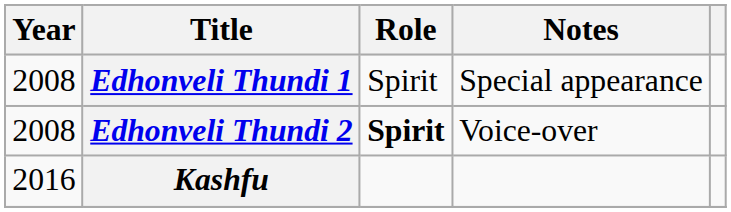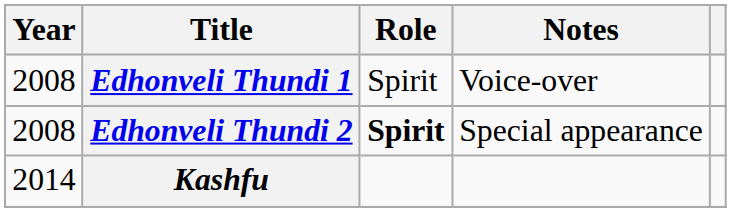(581, 79) Special appearance -> (528, 79) Voice-over
(528, 130) Voice-over -> (581, 130) Special appearance
(44, 180) 2016 -> (44, 180) 2014
